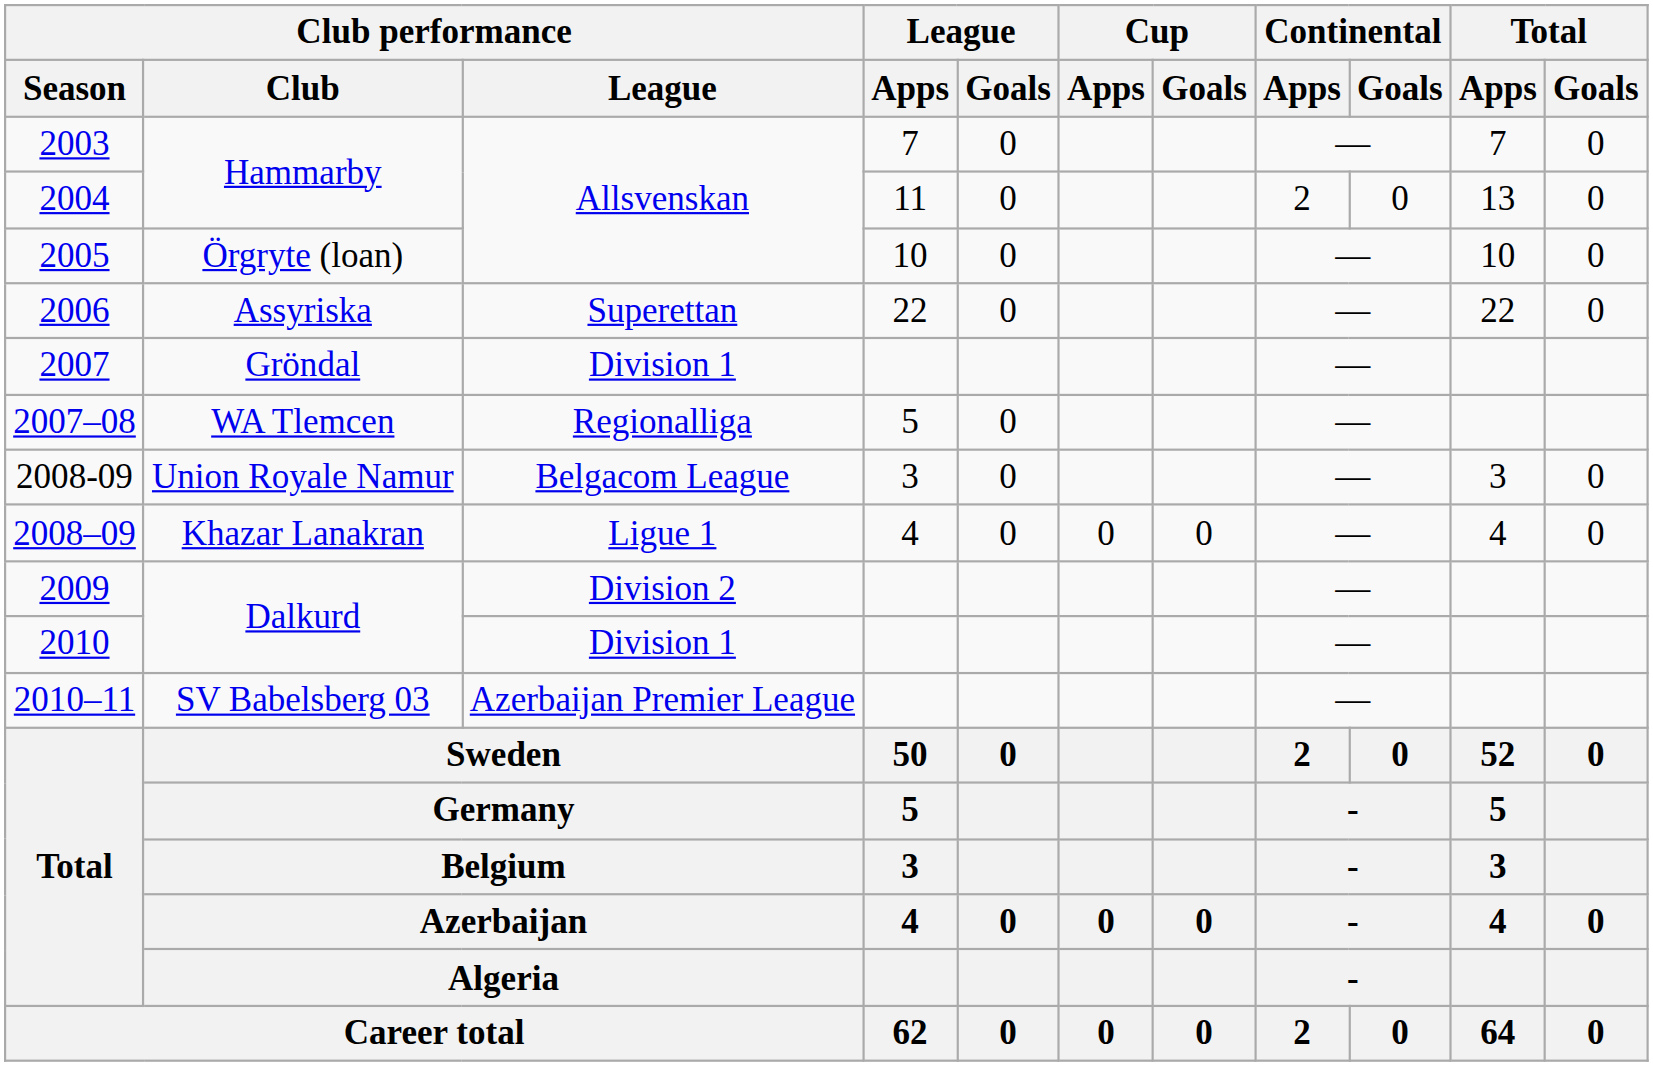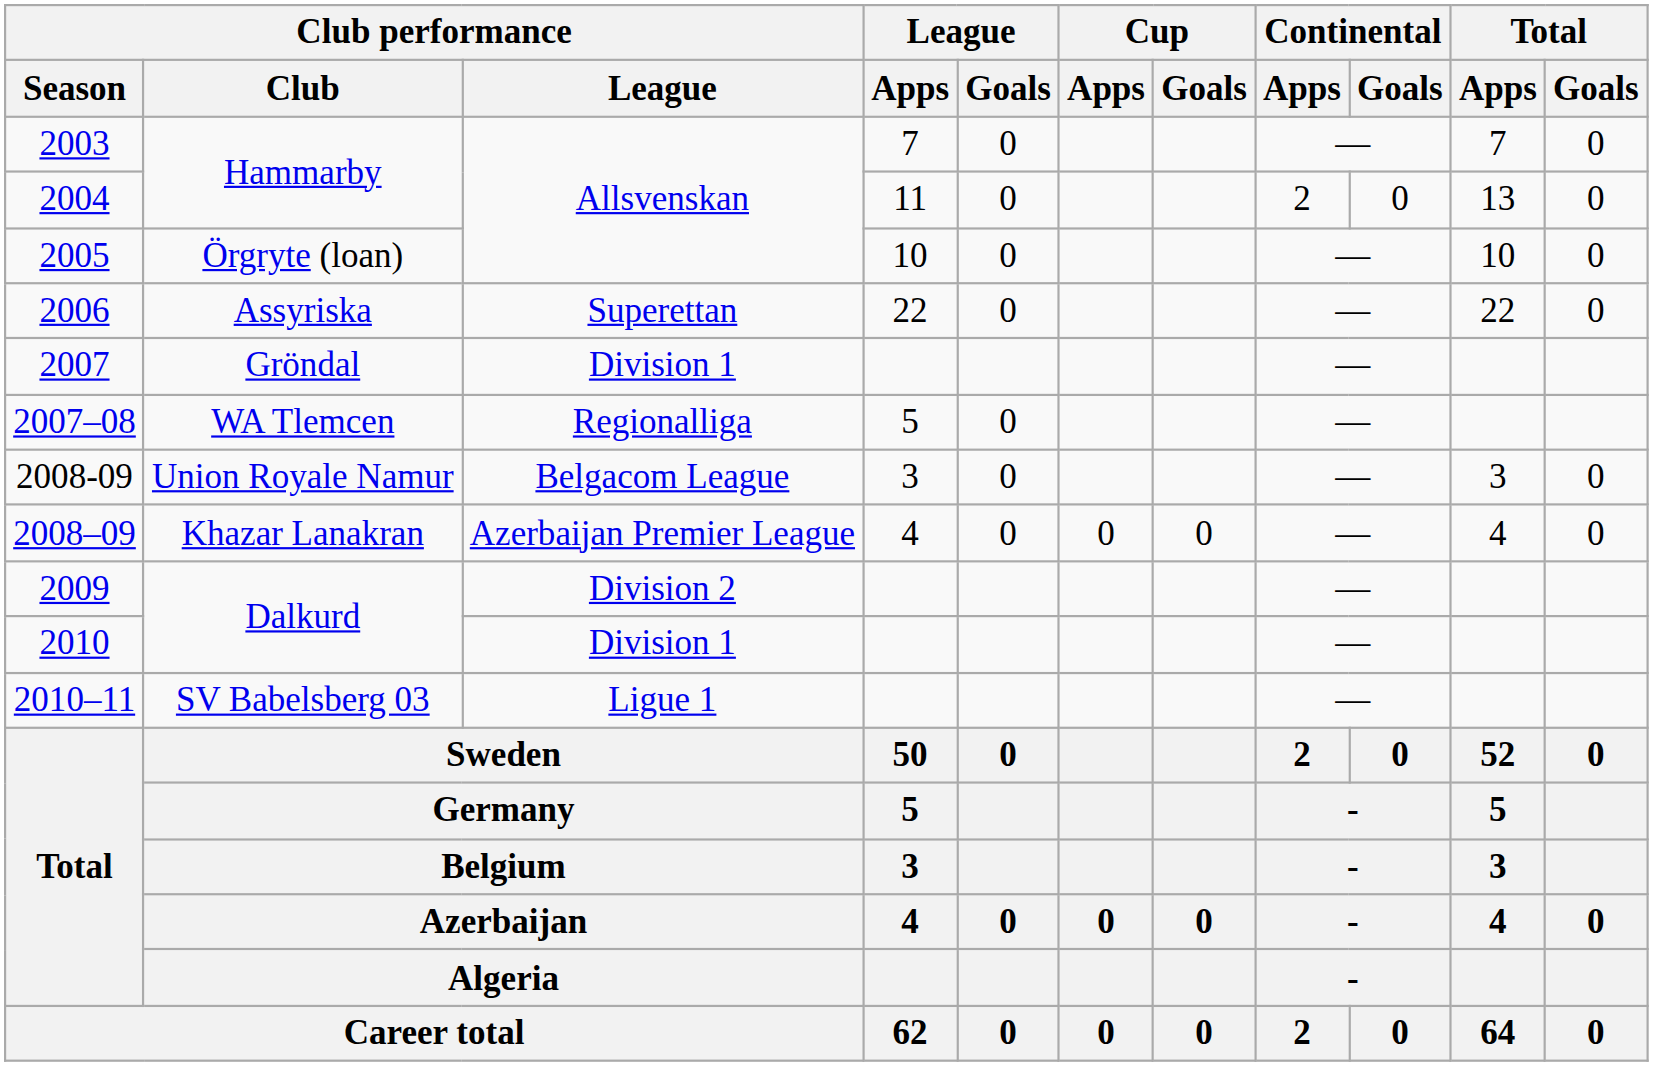(662, 532) Ligue 1 -> (662, 532) Azerbaijan Premier League
(662, 699) Azerbaijan Premier League -> (662, 699) Ligue 1
